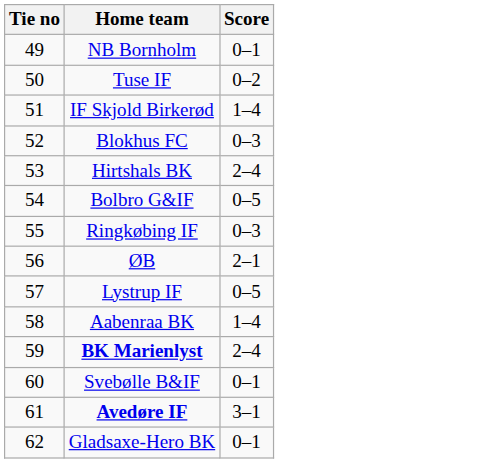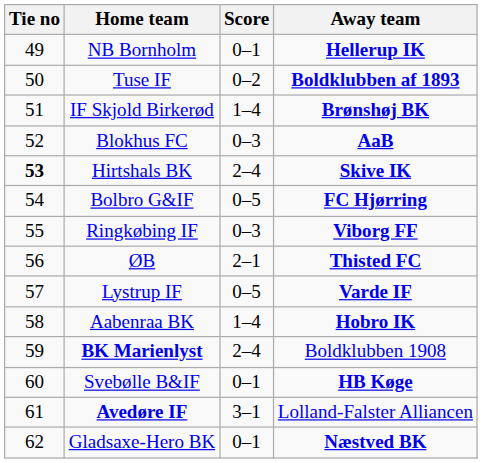+ column: (375, 19)
(34, 170) normal -> (34, 170) bold
